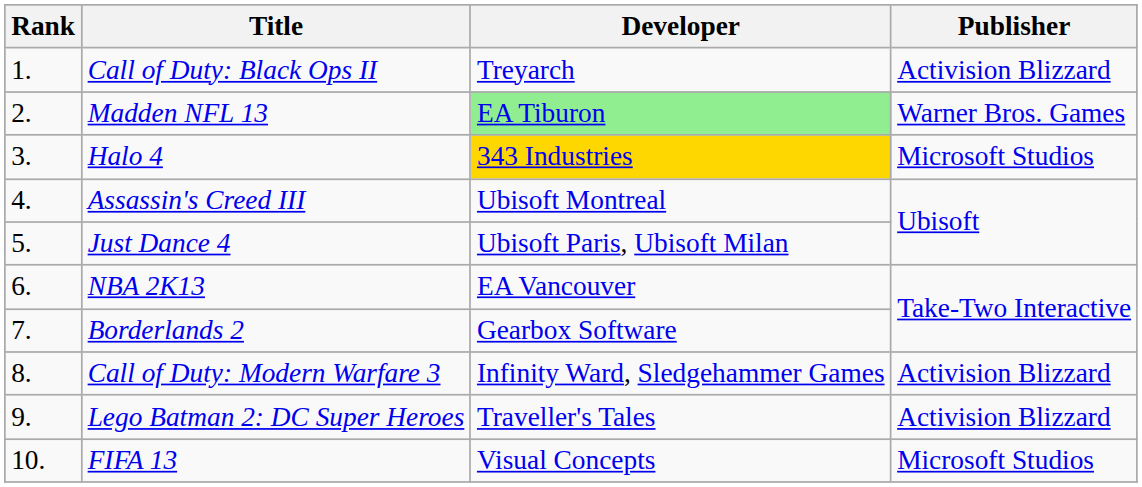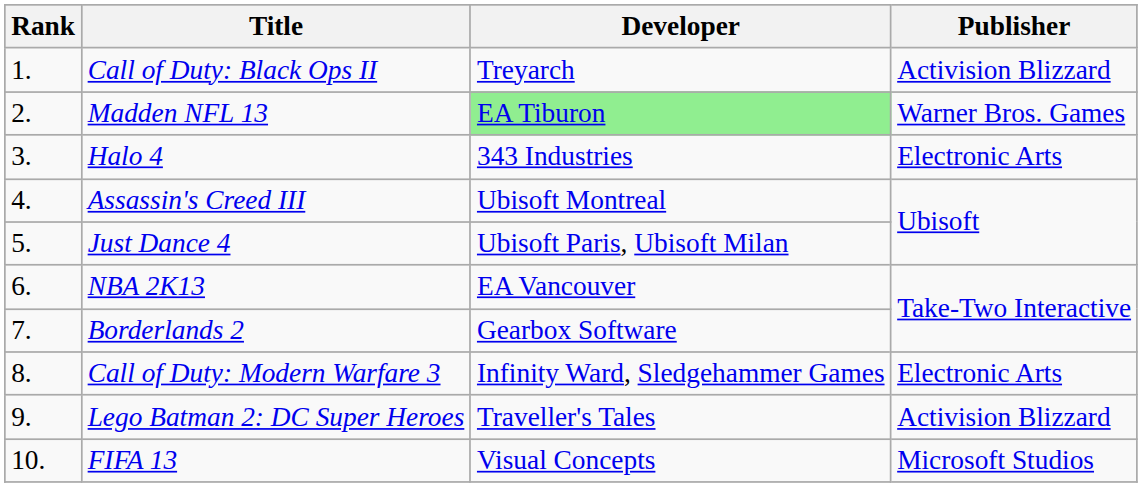(555, 156) gold background -> (555, 156) no background
(996, 156) Microsoft Studios -> (980, 156) Electronic Arts
(1004, 373) Activision Blizzard -> (980, 373) Electronic Arts
